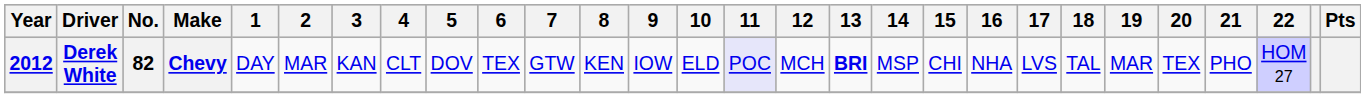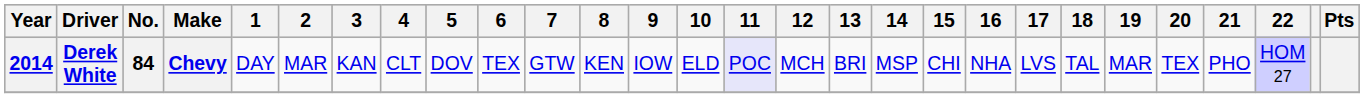(31, 64) 2012 -> (31, 64) 2014
(143, 64) 82 -> (143, 64) 84
(851, 64) bold -> (850, 64) normal
